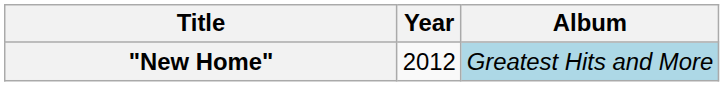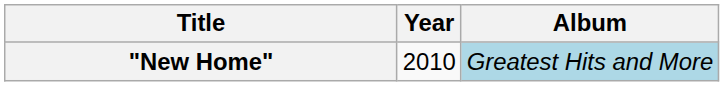(429, 61) 2012 -> (429, 61) 2010
